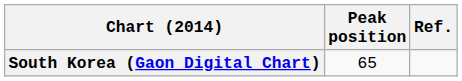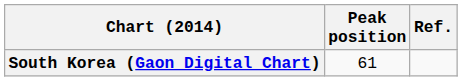(367, 63) 65 -> (367, 63) 61
